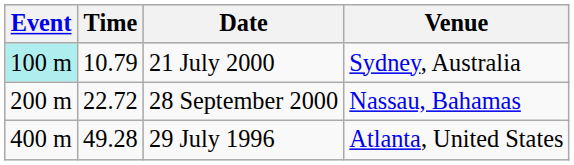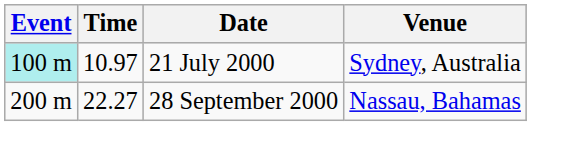(110, 62) 10.79 -> (110, 62) 10.97
(110, 100) 22.72 -> (110, 100) 22.27
- row: (212, 139)
